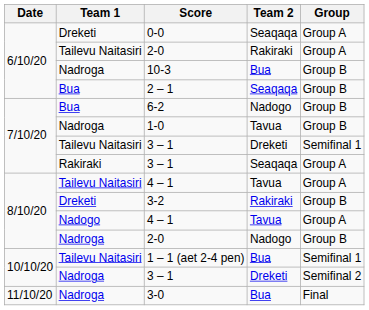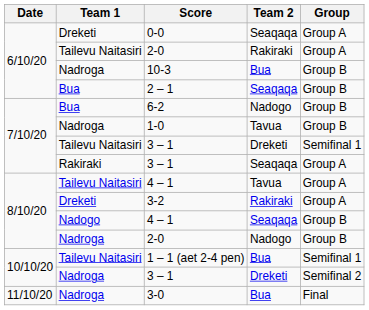(325, 201) Group B -> (324, 201) Group A
(266, 220) Tavua -> (274, 220) Seaqaqa
(324, 220) Group A -> (325, 220) Group B
